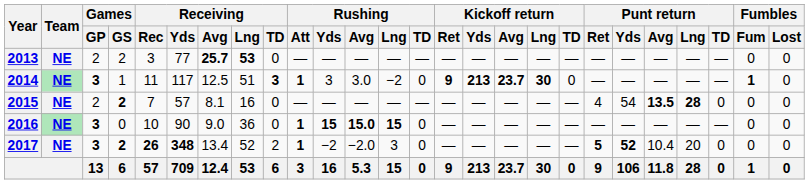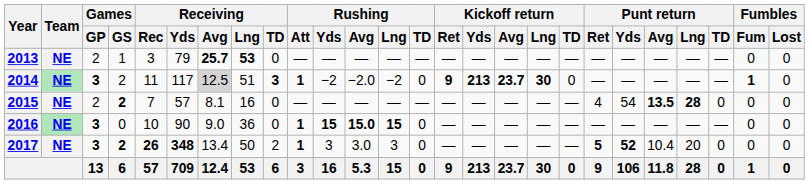(122, 59) 2 -> (122, 59) 1
(182, 59) 77 -> (182, 59) 79
(122, 80) 1 -> (122, 80) 2
(215, 80) no background -> (215, 80) lightgrey background
(329, 80) 3 -> (329, 80) −2
(361, 80) 3.0 -> (361, 80) −2.0
(247, 146) 52 -> (247, 146) 50
(329, 146) −2 -> (329, 146) 3
(361, 146) −2.0 -> (361, 146) 3.0
